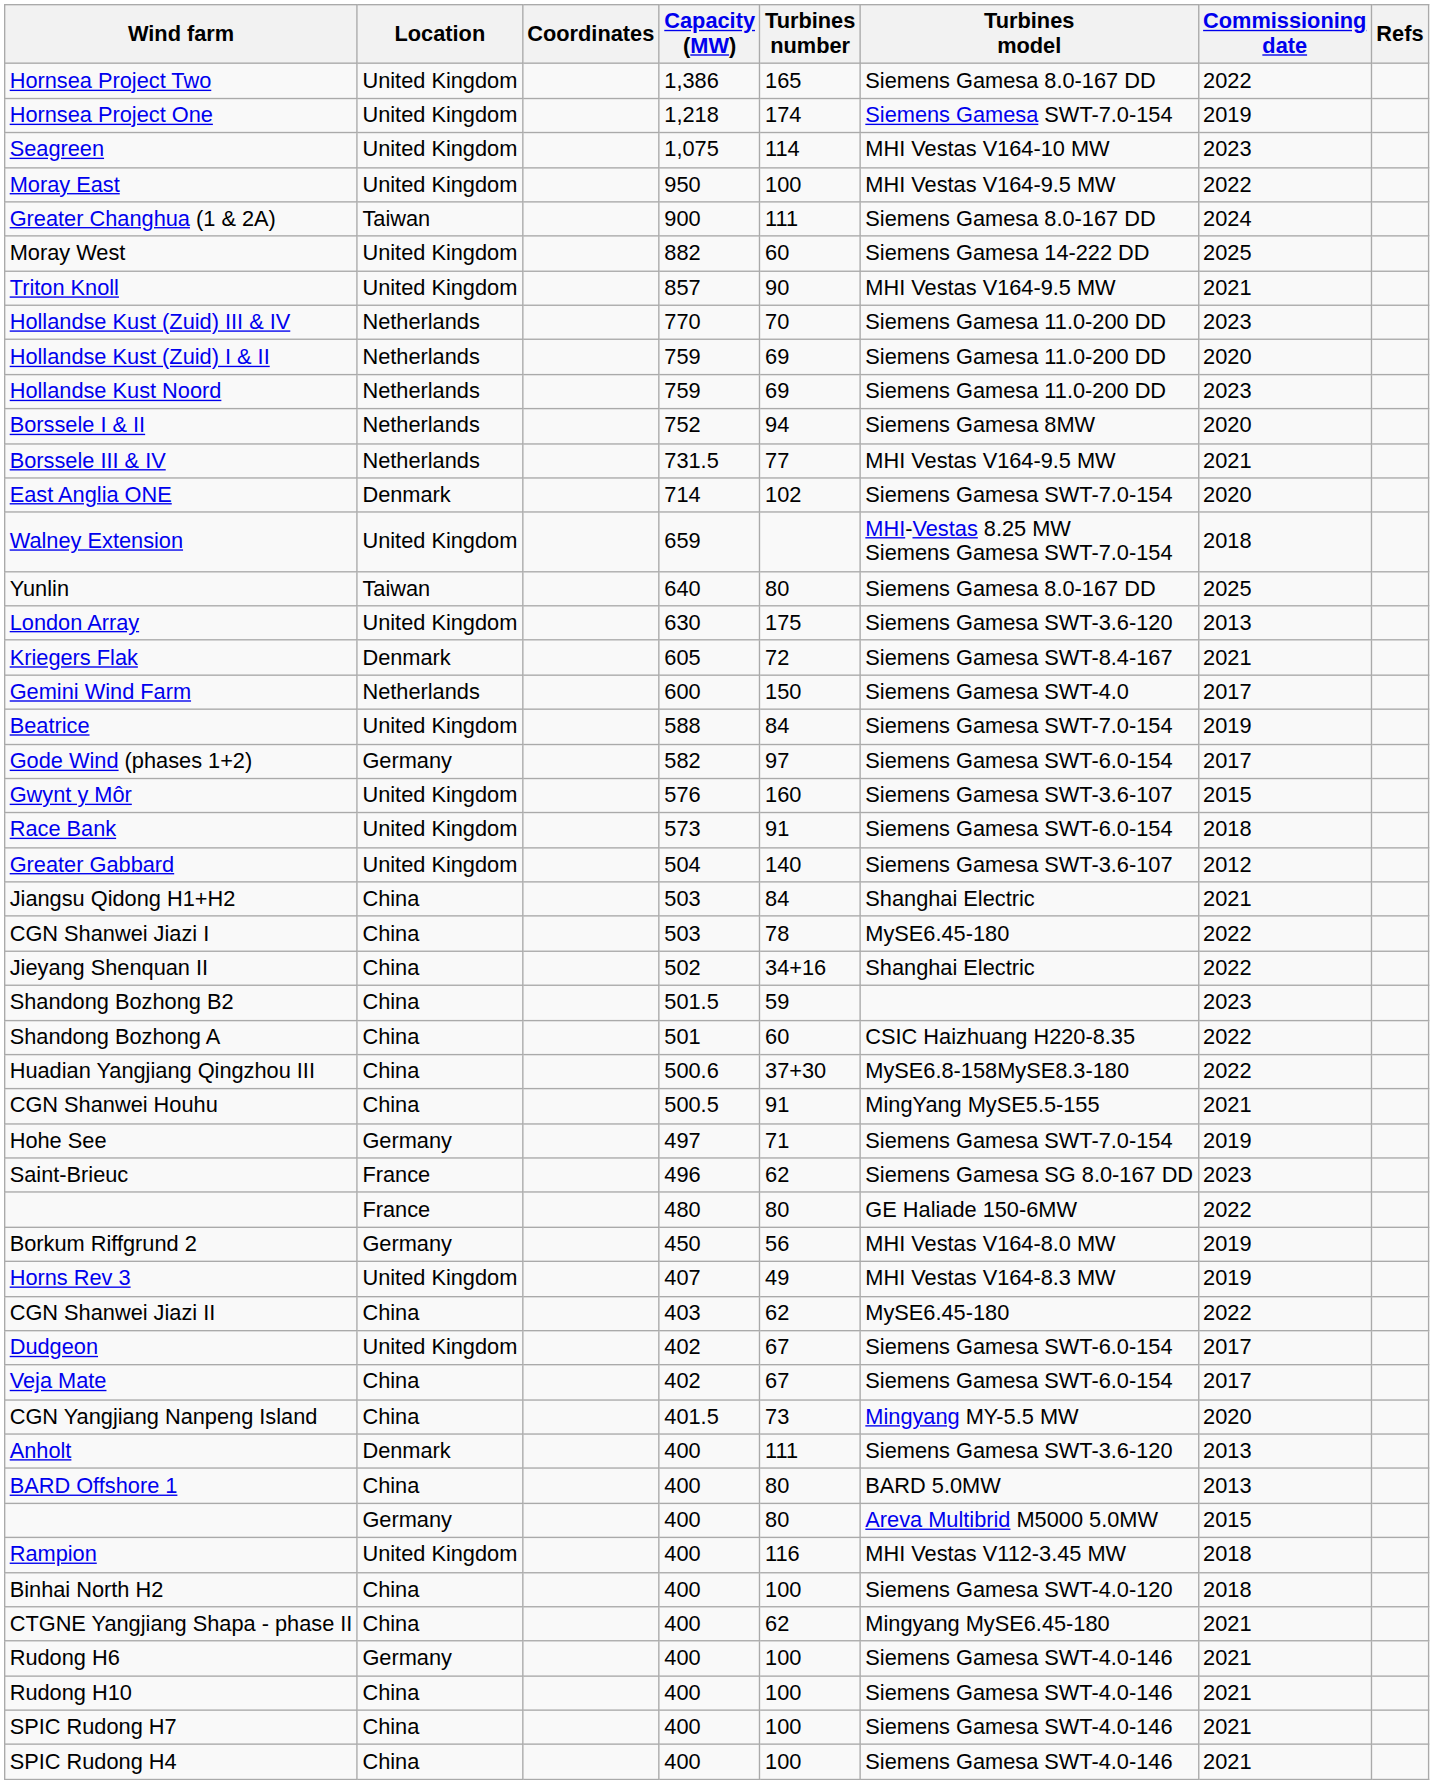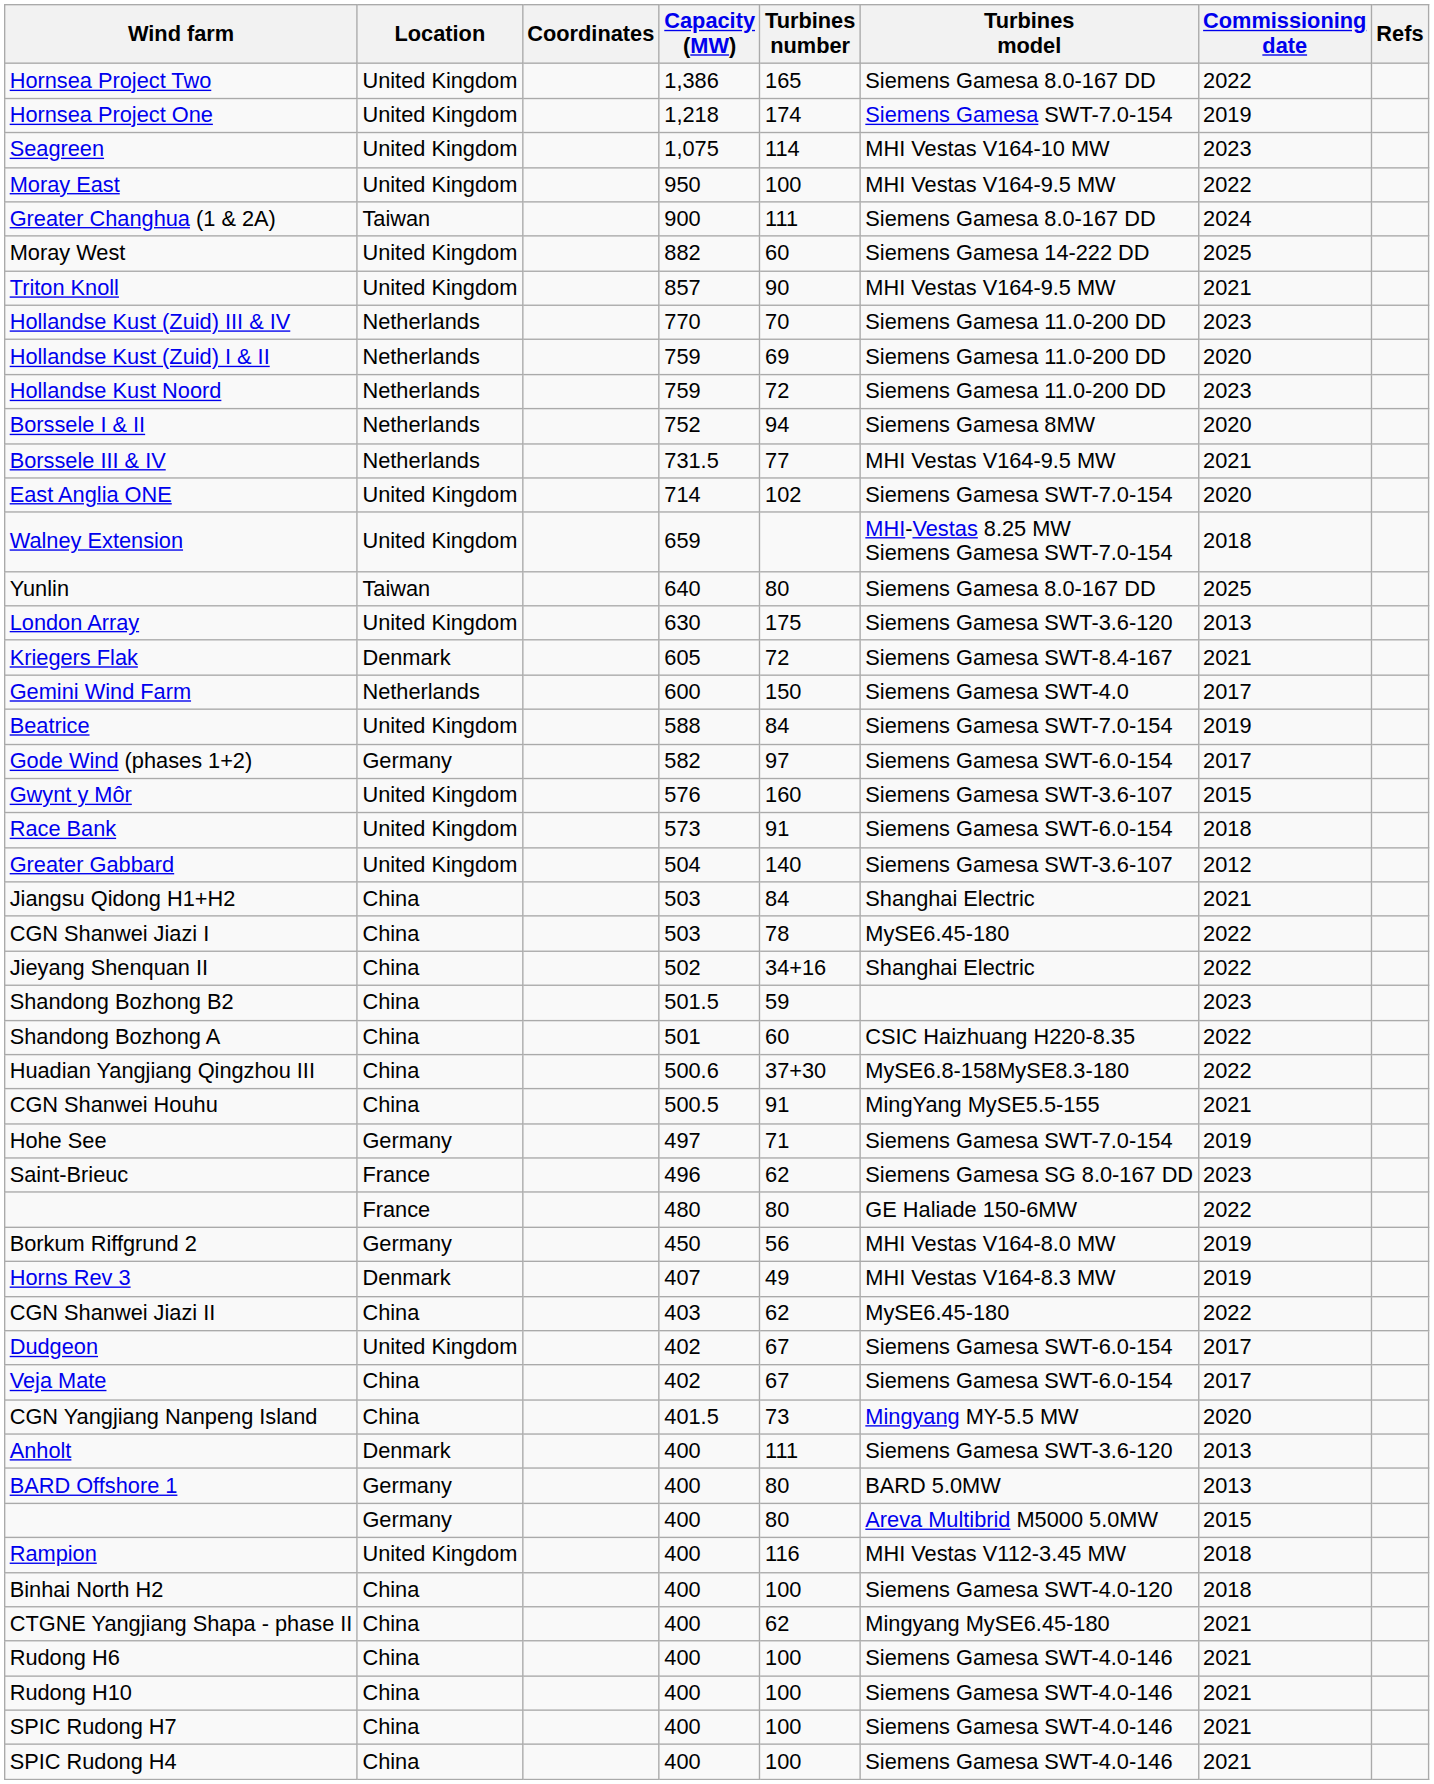(777, 391) 69 -> (777, 391) 72
(407, 494) Denmark -> (440, 494) United Kingdom
(440, 1278) United Kingdom -> (407, 1278) Denmark
(391, 1485) China -> (407, 1485) Germany
(407, 1658) Germany -> (391, 1658) China
